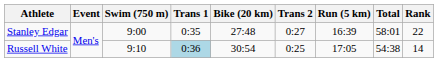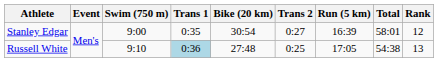(243, 31) 27:48 -> (243, 31) 30:54
(418, 31) 22 -> (418, 31) 12
(243, 49) 30:54 -> (243, 49) 27:48
(418, 49) 14 -> (418, 49) 13
